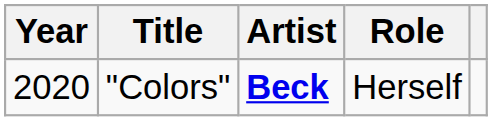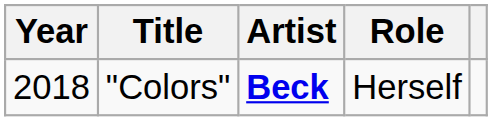(51, 86) 2020 -> (51, 86) 2018
